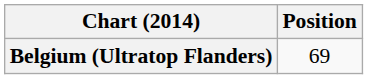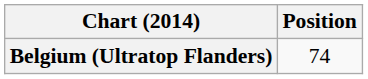(320, 55) 69 -> (320, 55) 74
